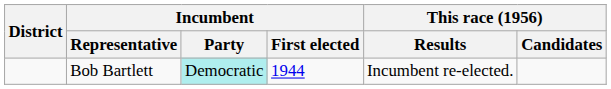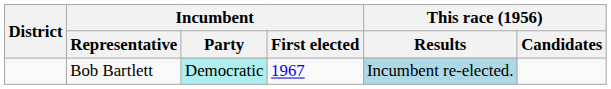(288, 71) 1944 -> (288, 71) 1967
(440, 71) no background -> (440, 71) lightblue background
